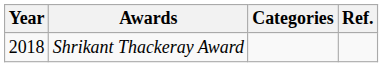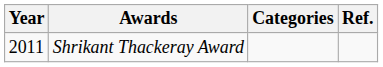(27, 47) 2018 -> (26, 47) 2011
